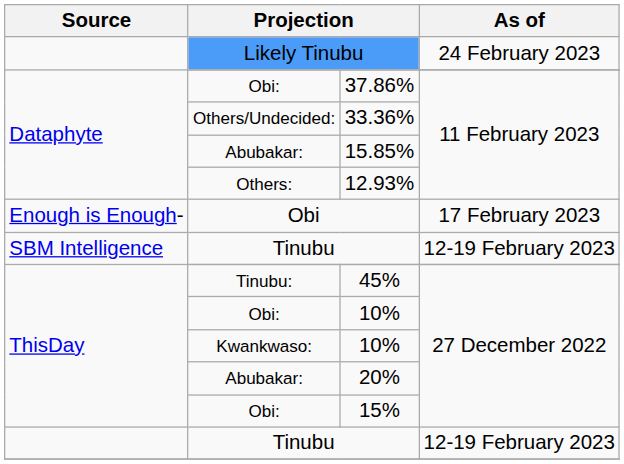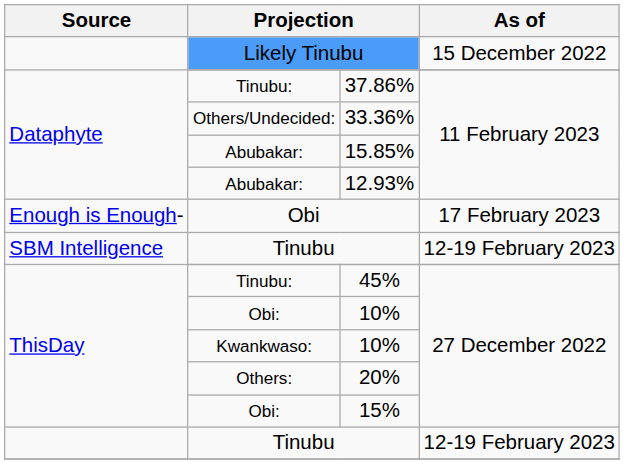(519, 53) 24 February 2023 -> (519, 53) 15 December 2022
(264, 86) Obi: -> (264, 86) Tinubu:
(264, 184) Others: -> (264, 184) Abubakar:
(264, 379) Abubakar: -> (264, 379) Others:
